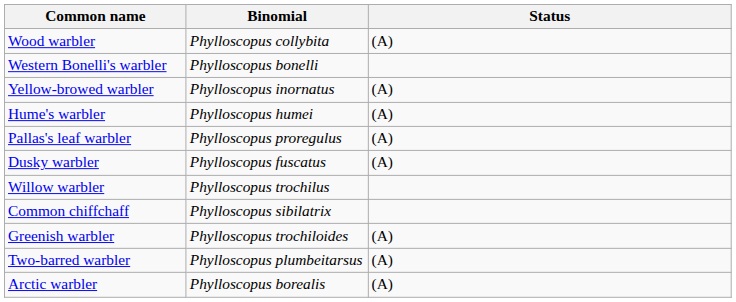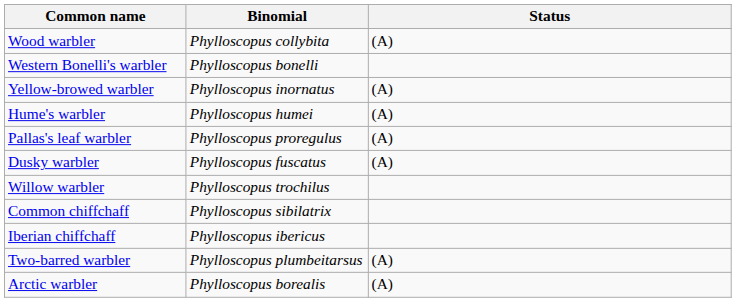+ row: (62, 235)
- row: (61, 235)
